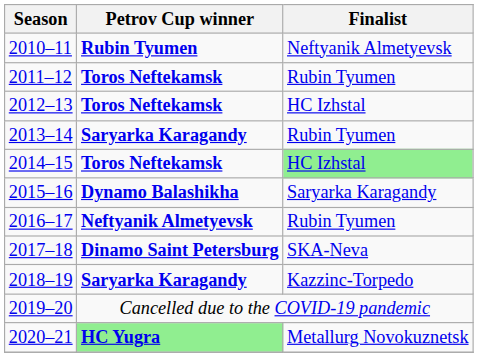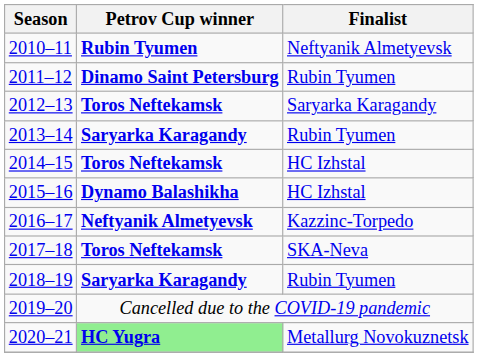(152, 76) Toros Neftekamsk -> (180, 76) Dinamo Saint Petersburg
(326, 105) HC Izhstal -> (362, 105) Saryarka Karagandy
(326, 163) lightgreen background -> (326, 163) no background
(362, 192) Saryarka Karagandy -> (326, 192) HC Izhstal
(341, 221) Rubin Tyumen -> (350, 221) Kazzinc-Torpedo
(180, 250) Dinamo Saint Petersburg -> (152, 250) Toros Neftekamsk
(350, 279) Kazzinc-Torpedo -> (341, 279) Rubin Tyumen
